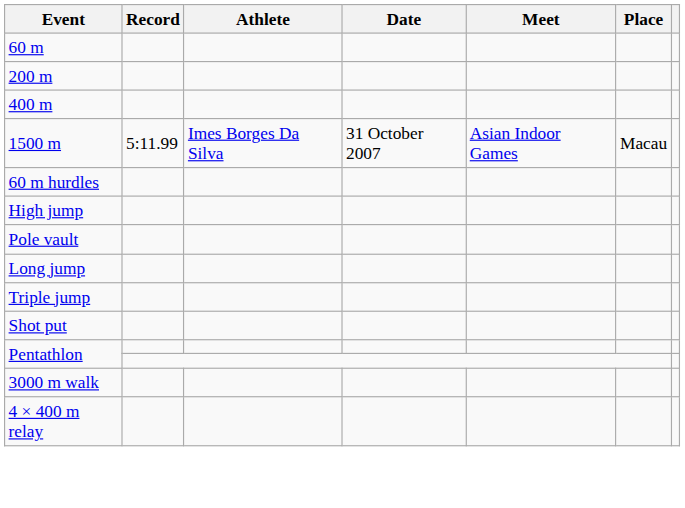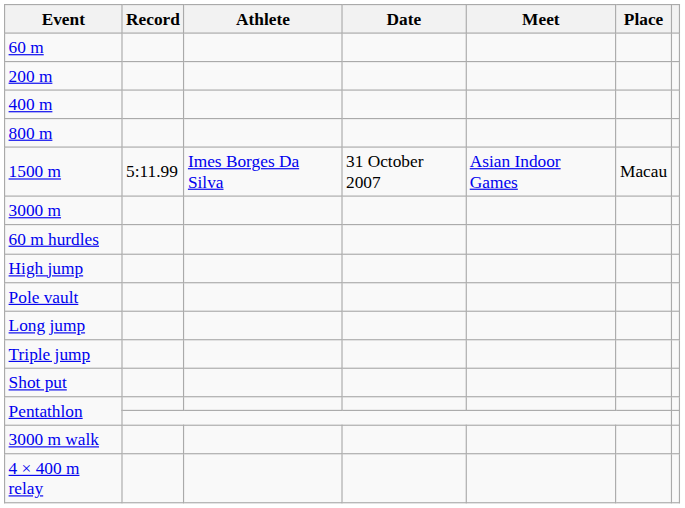+ row: (30, 133)
+ row: (35, 210)
